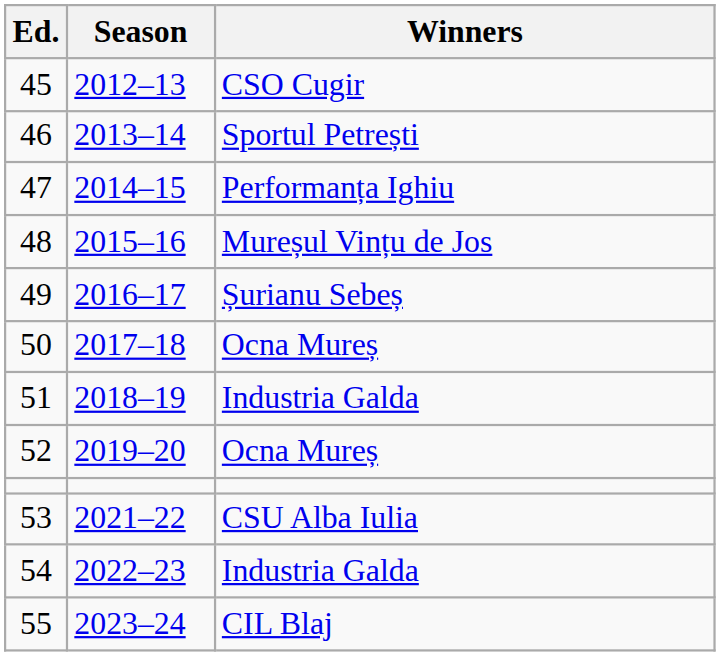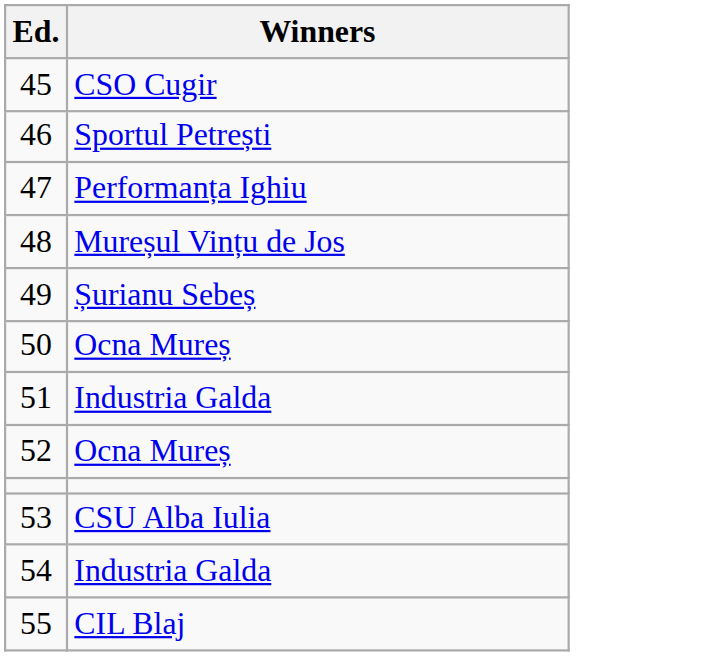- column: (141, 31)
